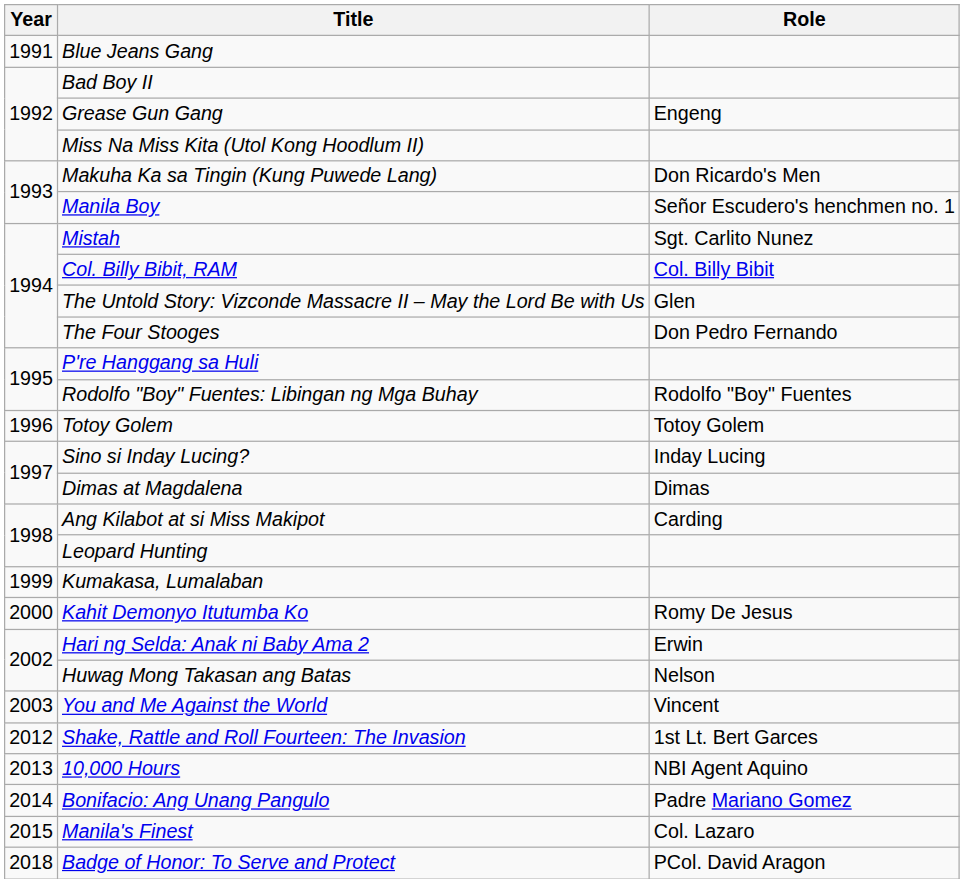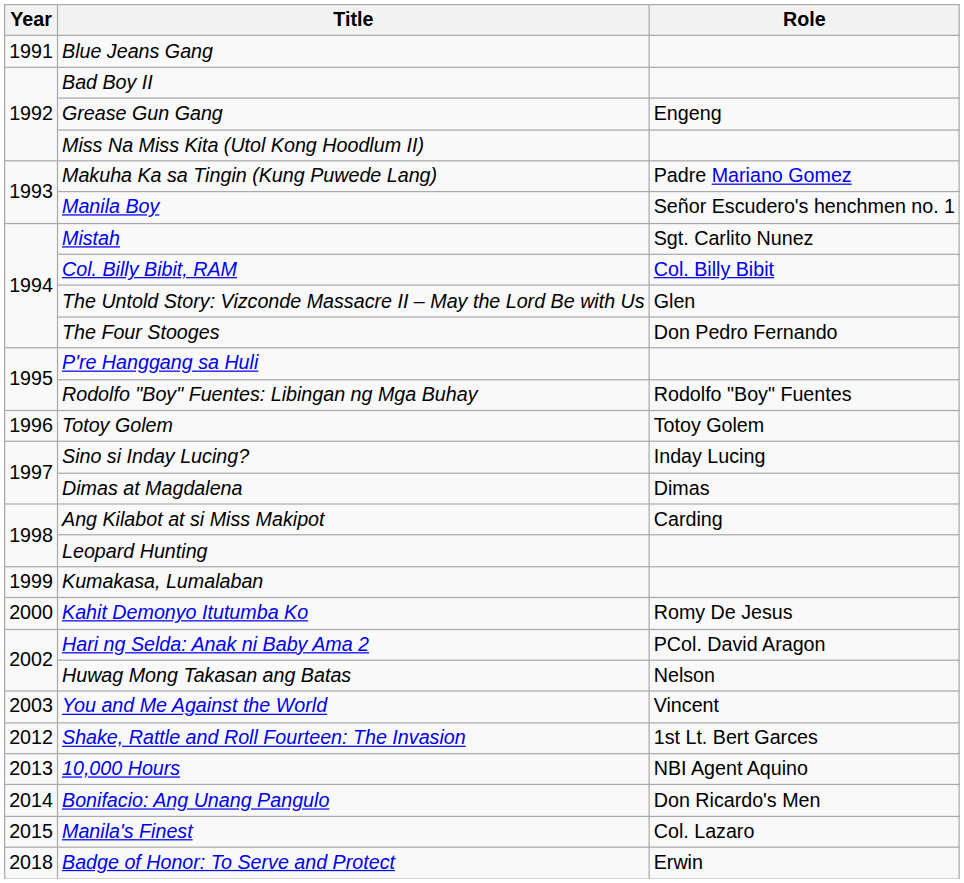(737, 176) Don Ricardo's Men -> (753, 176) Padre Mariano Gomez
(678, 644) Erwin -> (740, 644) PCol. David Aragon
(753, 800) Padre Mariano Gomez -> (737, 800) Don Ricardo's Men
(740, 862) PCol. David Aragon -> (678, 862) Erwin
